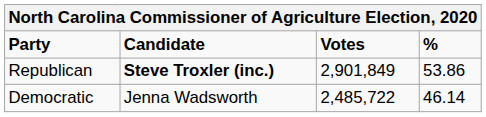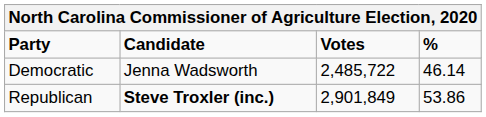rows swapped: (50, 71) <-> (51, 97)
